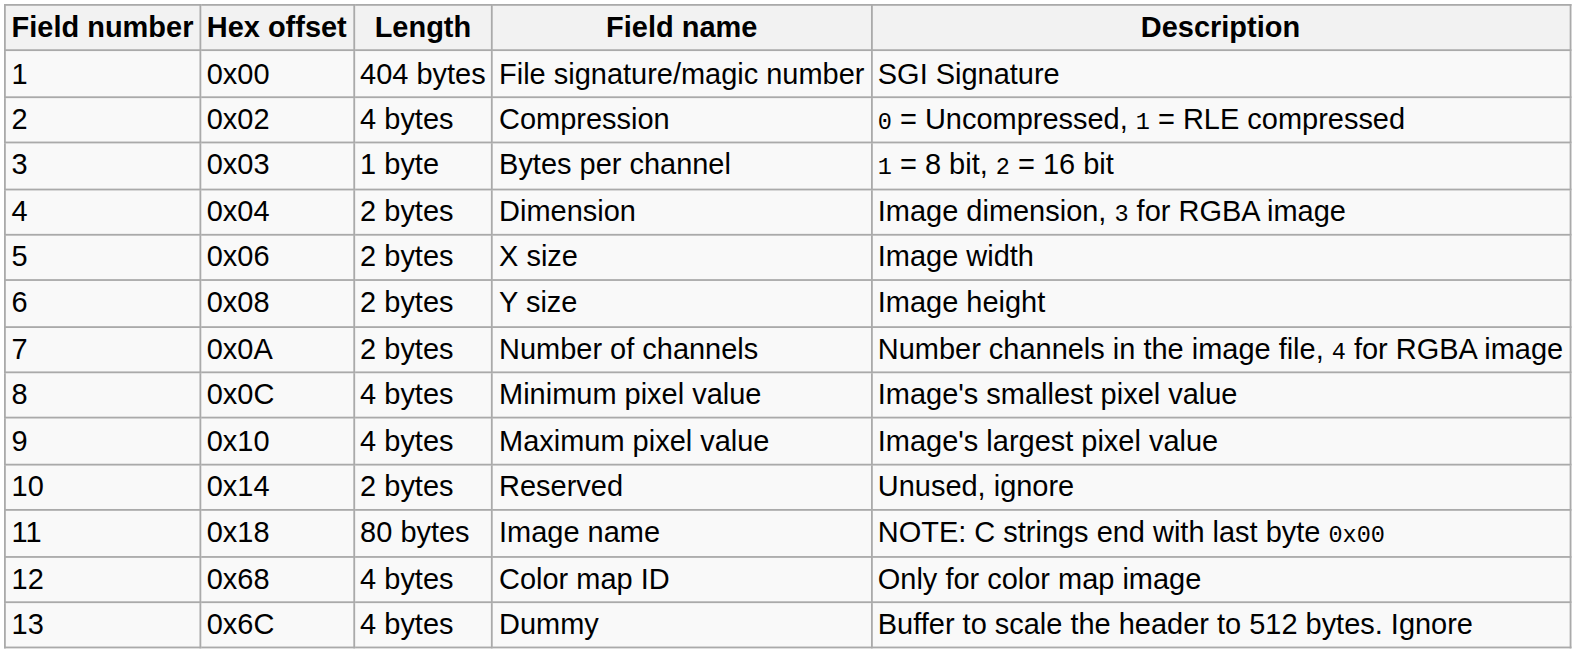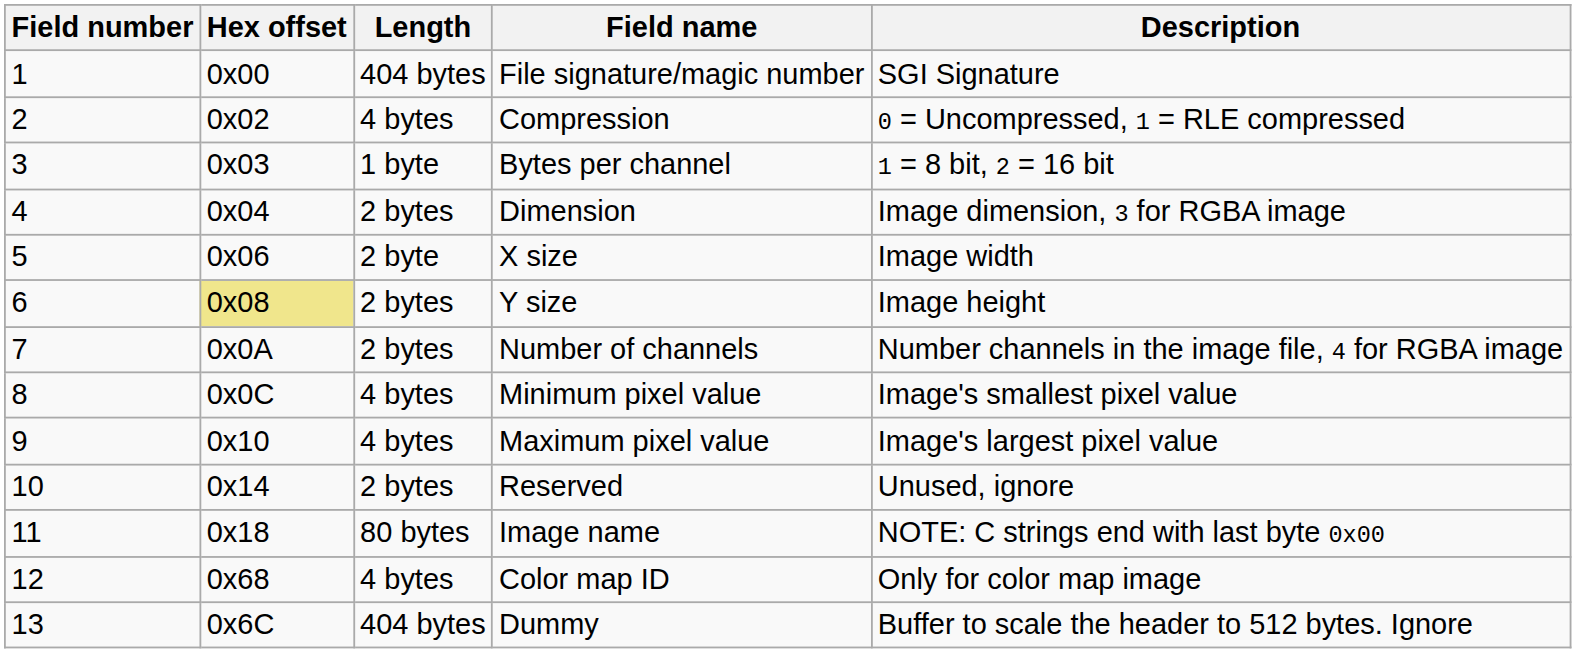(407, 257) 2 bytes -> (400, 257) 2 byte
(238, 303) no background -> (238, 303) khaki background
(407, 624) 4 bytes -> (423, 624) 404 bytes
